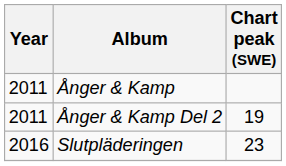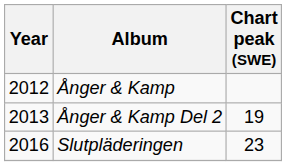(28, 88) 2011 -> (29, 88) 2012
(28, 116) 2011 -> (29, 116) 2013
